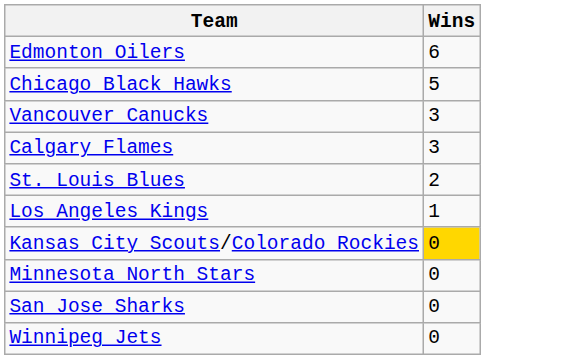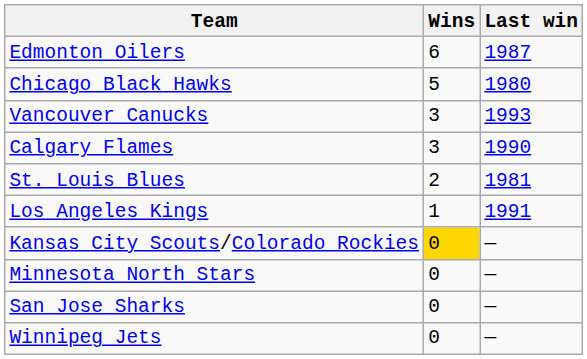+ column: (531, 21)
